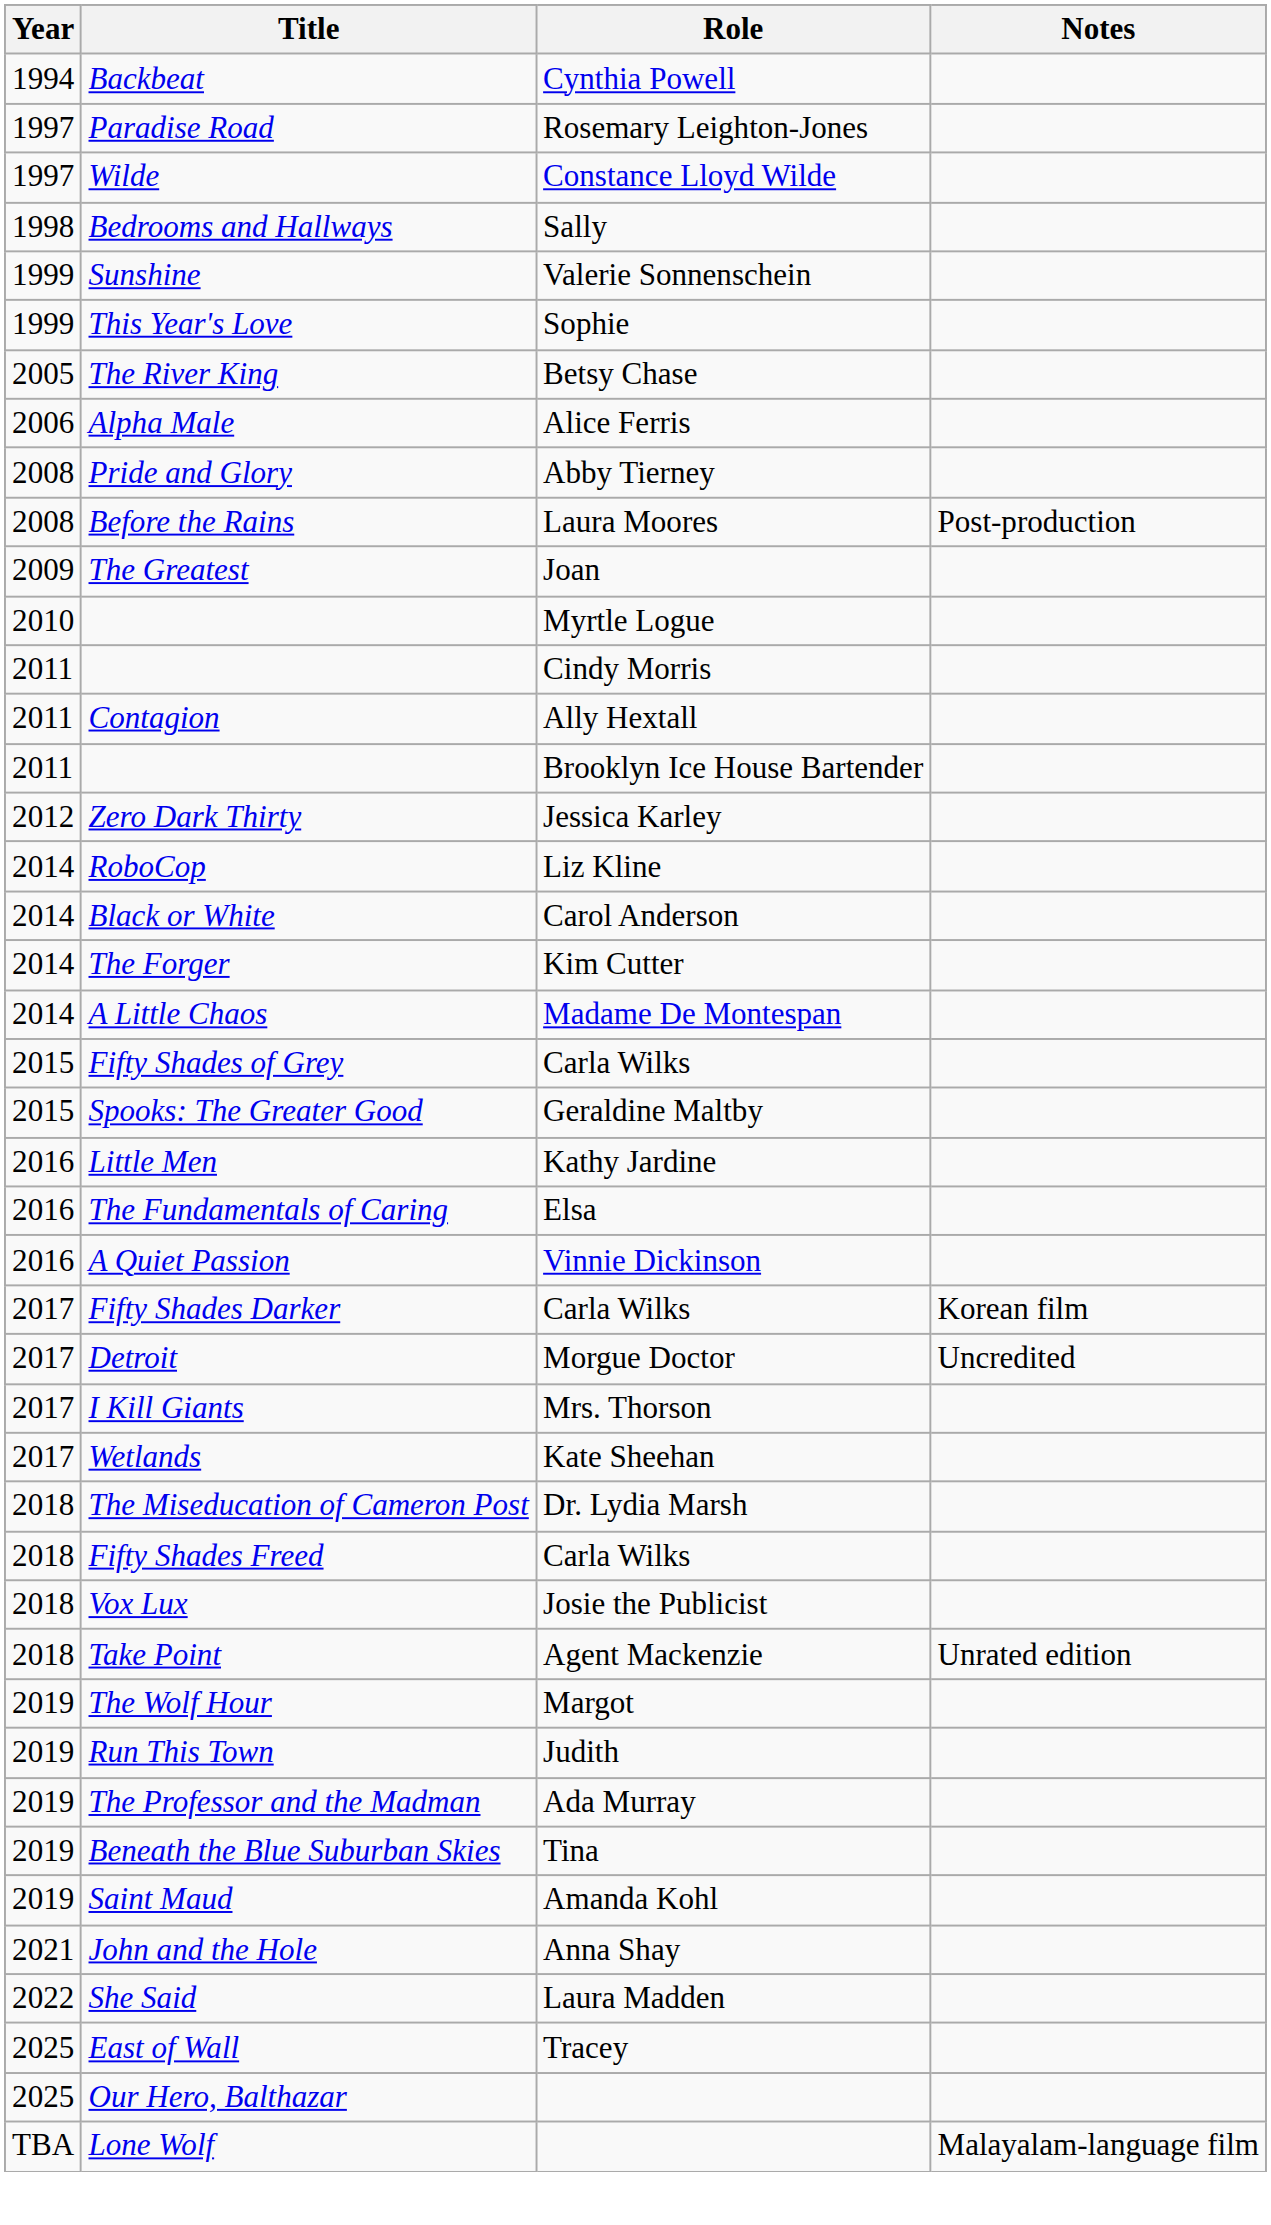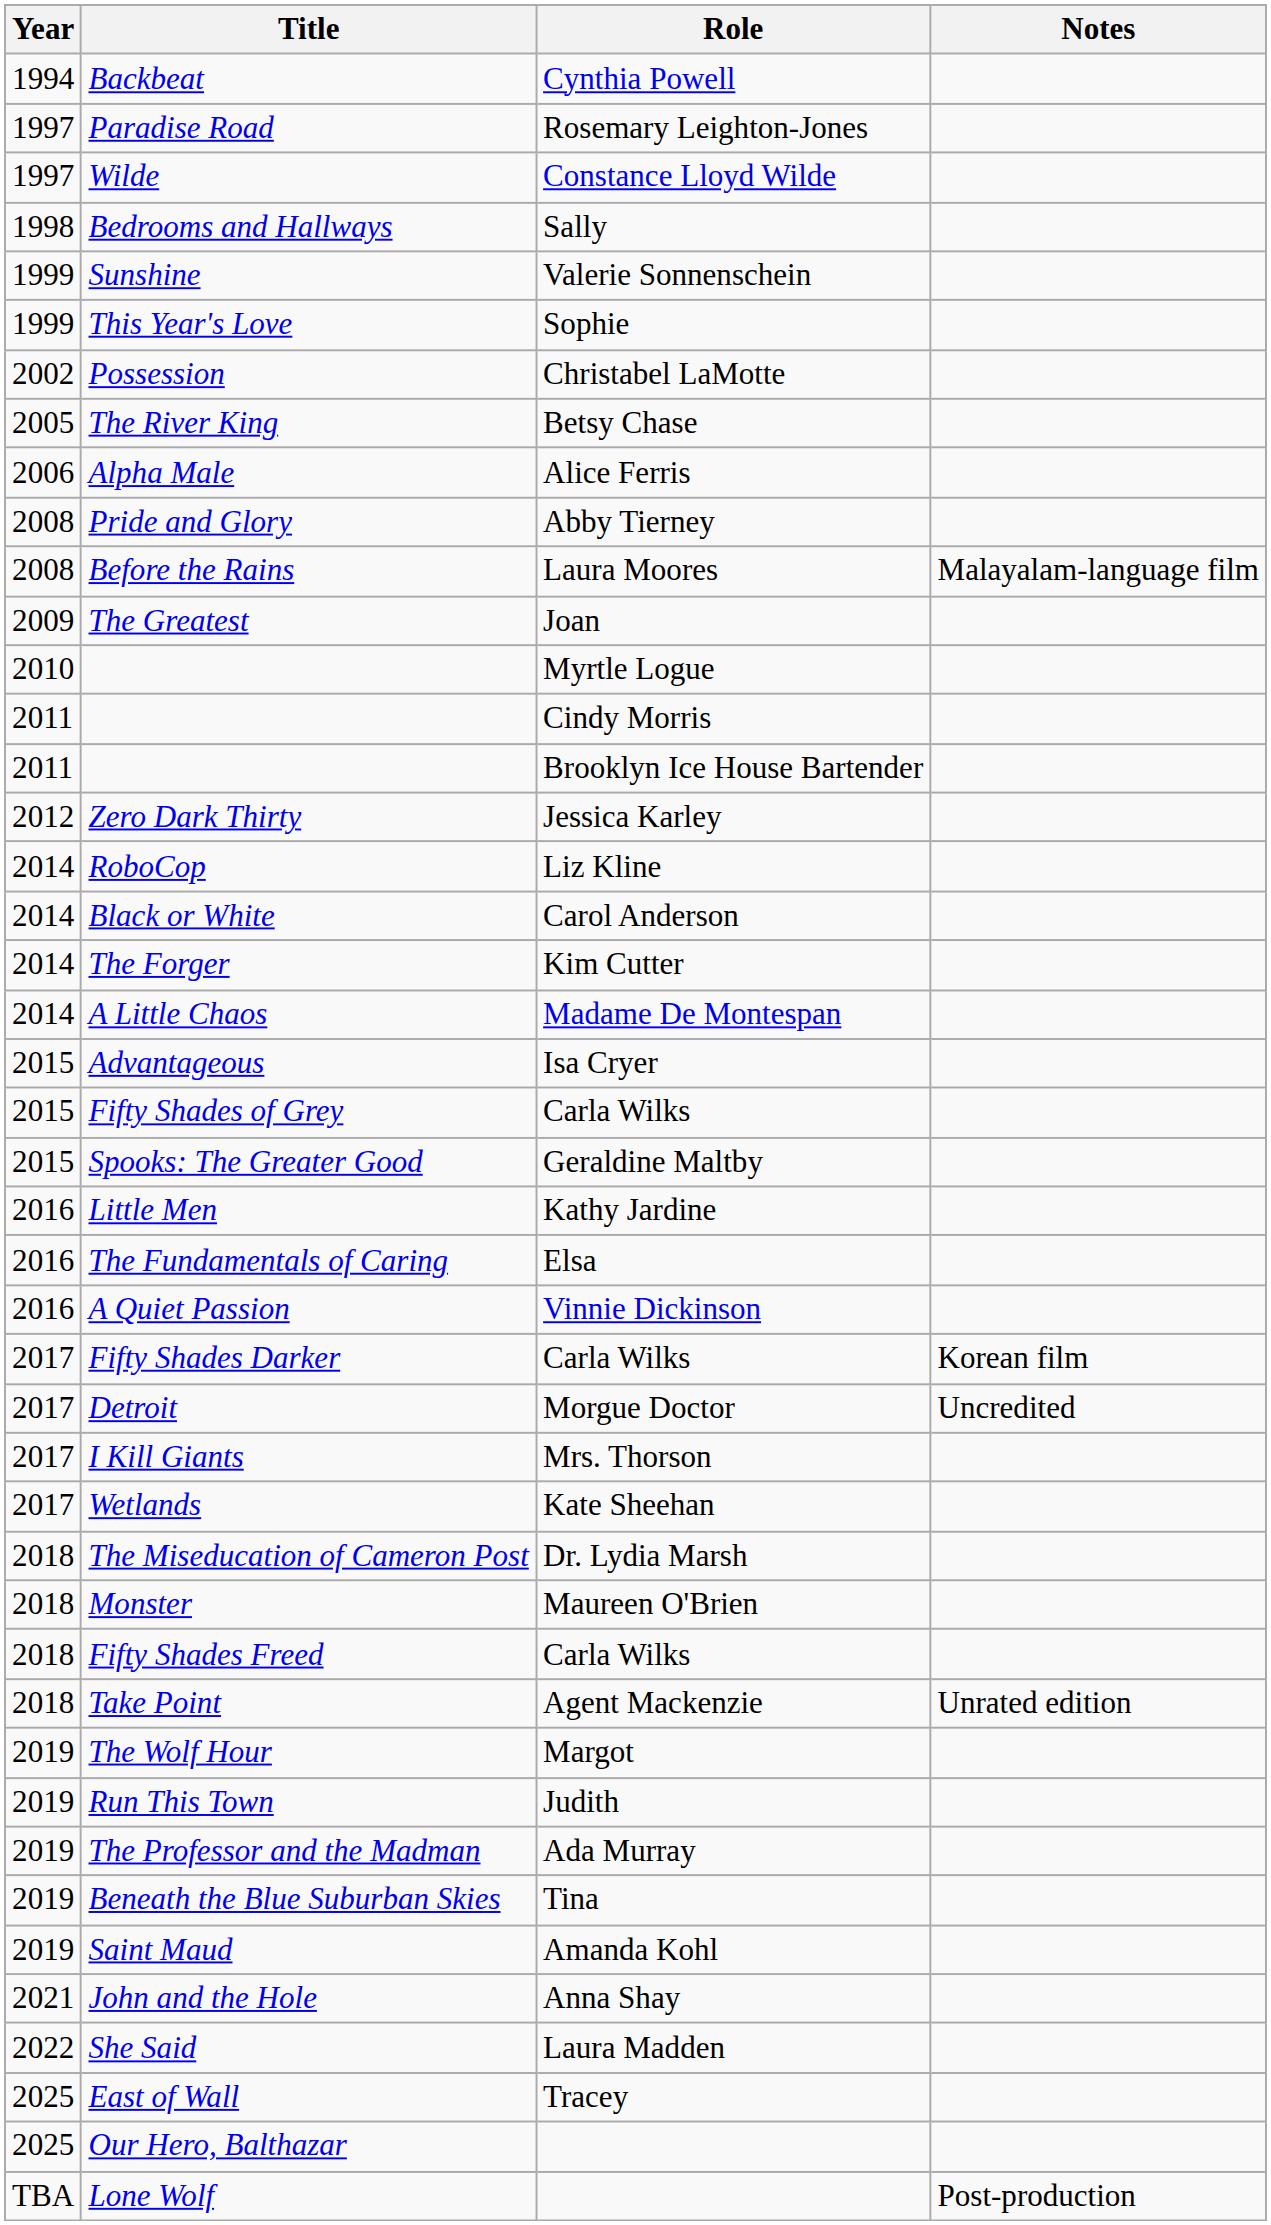+ row: (157, 373)
(1037, 521) Post-production -> (1098, 570) Malayalam-language film
- row: (154, 718)
+ row: (176, 1062)
+ row: (140, 1604)
- row: (138, 1604)
(1098, 2145) Malayalam-language film -> (1037, 2195) Post-production
